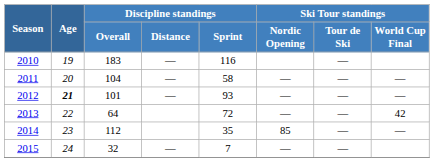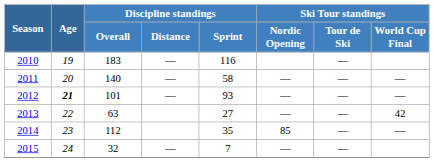(113, 78) 104 -> (113, 78) 140
(113, 113) 64 -> (113, 113) 63
(228, 113) 72 -> (228, 113) 27
